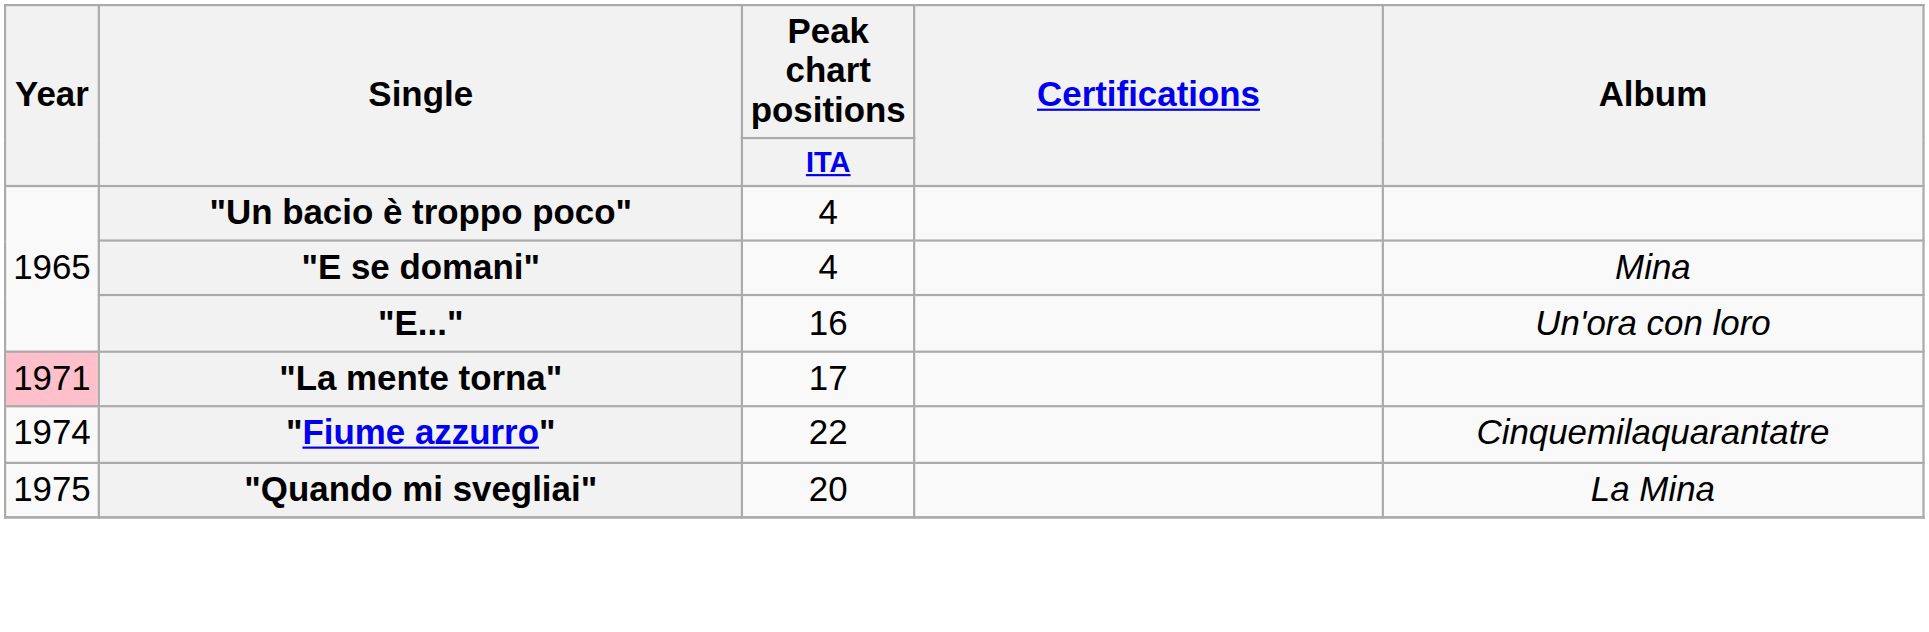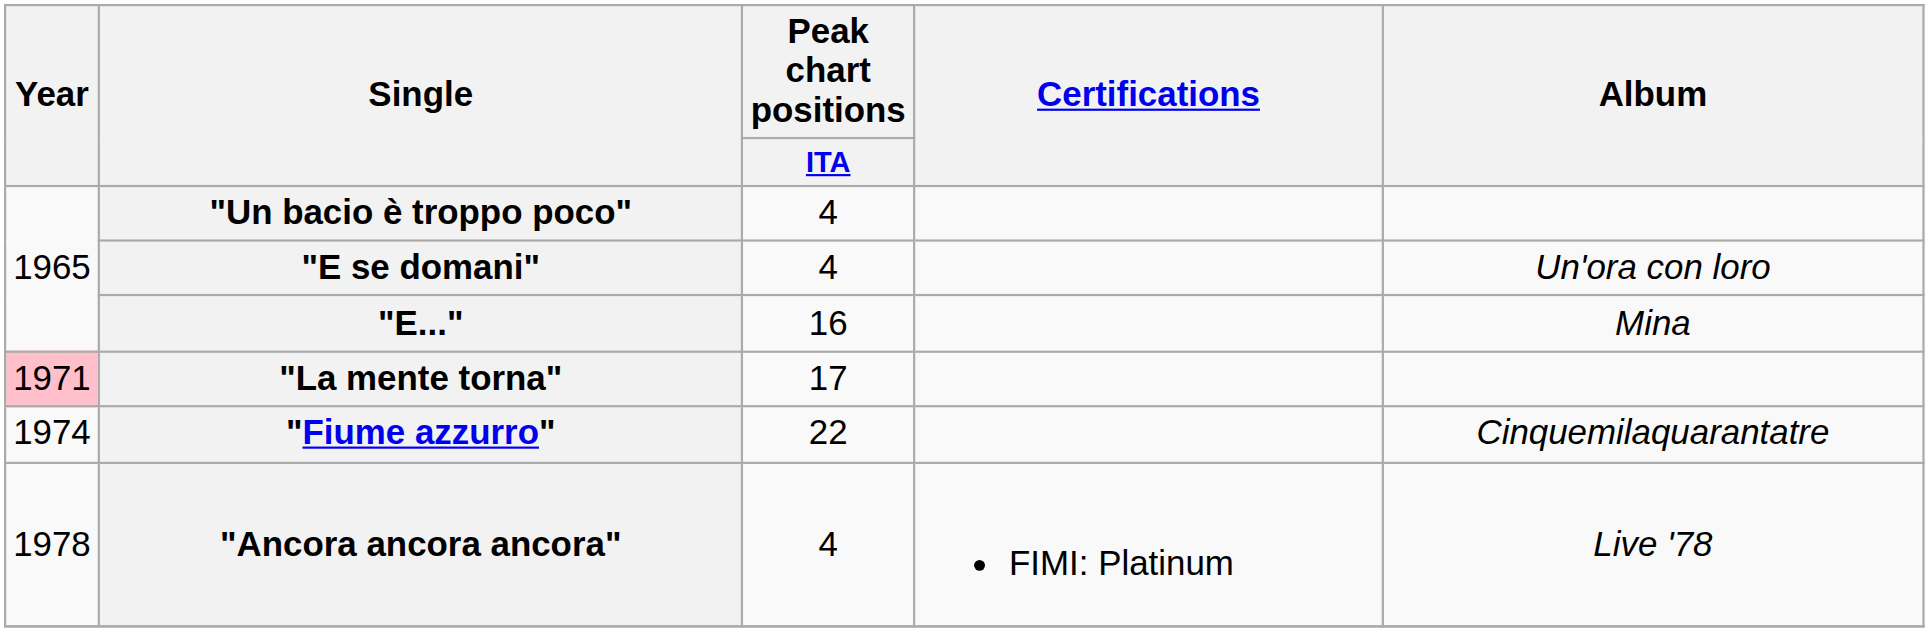(1653, 267) Mina -> (1653, 267) Un'ora con loro
(1653, 323) Un'ora con loro -> (1653, 323) Mina
- row: (421, 489)
+ row: (421, 543)
